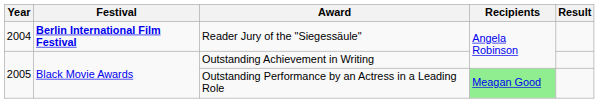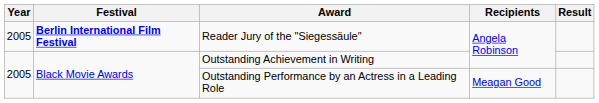(19, 36) 2004 -> (19, 36) 2005
(507, 83) lightgreen background -> (507, 83) no background
